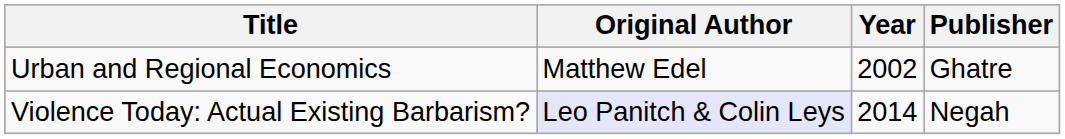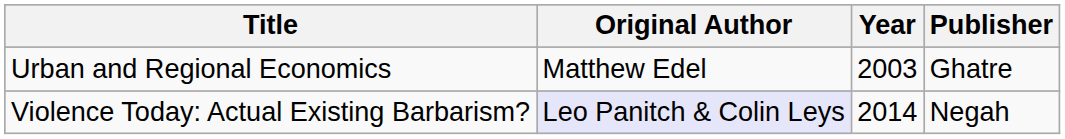(887, 68) 2002 -> (887, 68) 2003
